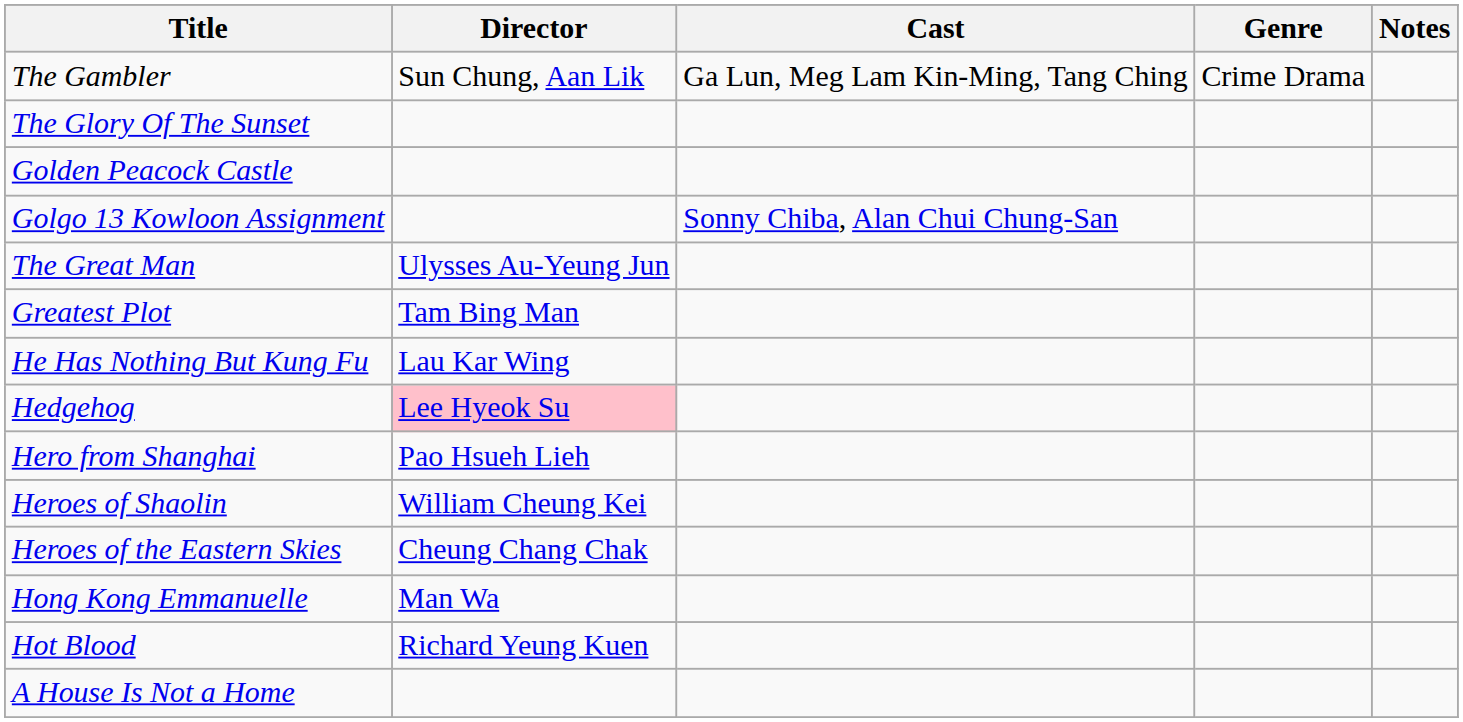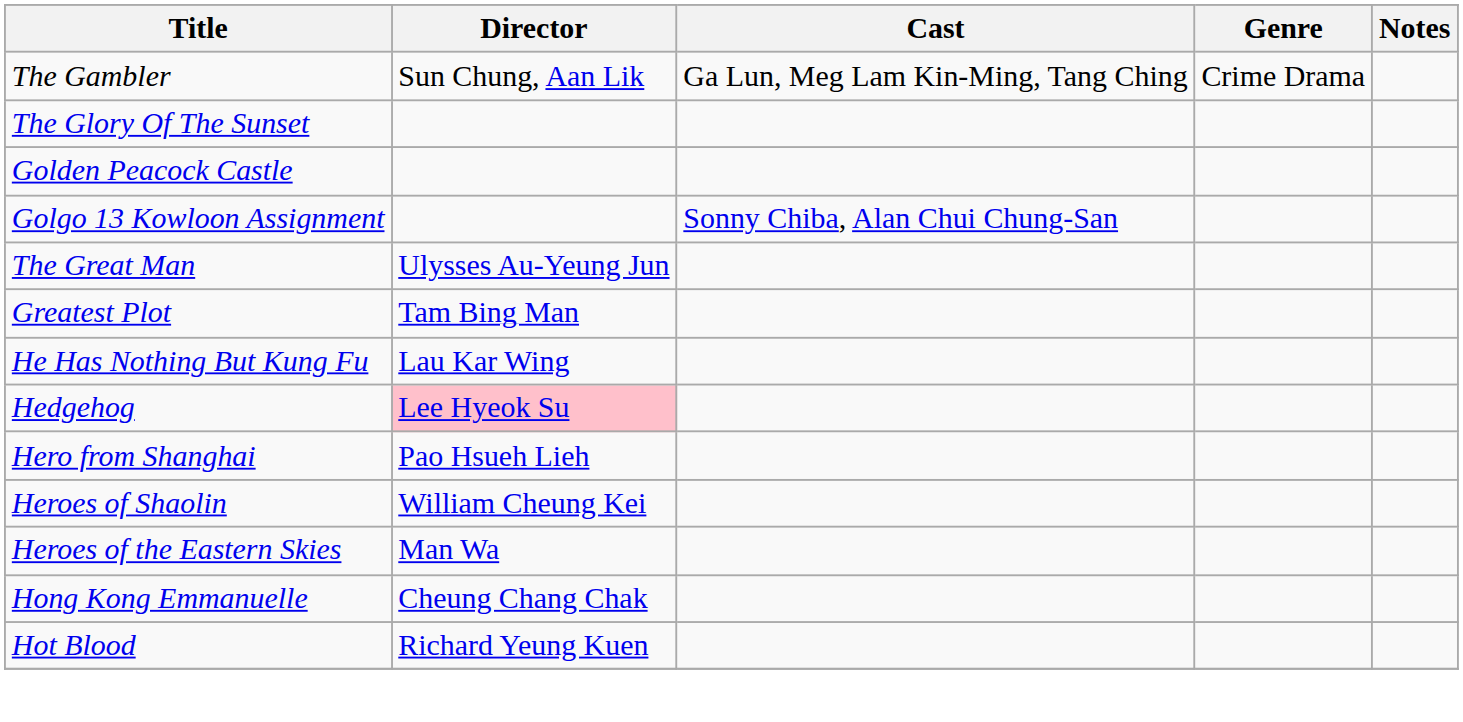(523, 550) Cheung Chang Chak -> (449, 550) Man Wa
(449, 597) Man Wa -> (523, 597) Cheung Chang Chak
- row: (153, 692)
